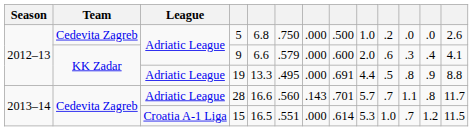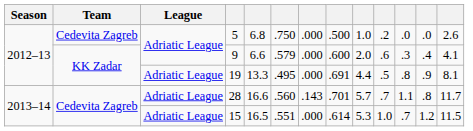(454, 75) 8.8 -> (451, 75) 8.1
(185, 116) Croatia A-1 Liga -> (183, 116) Adriatic League
